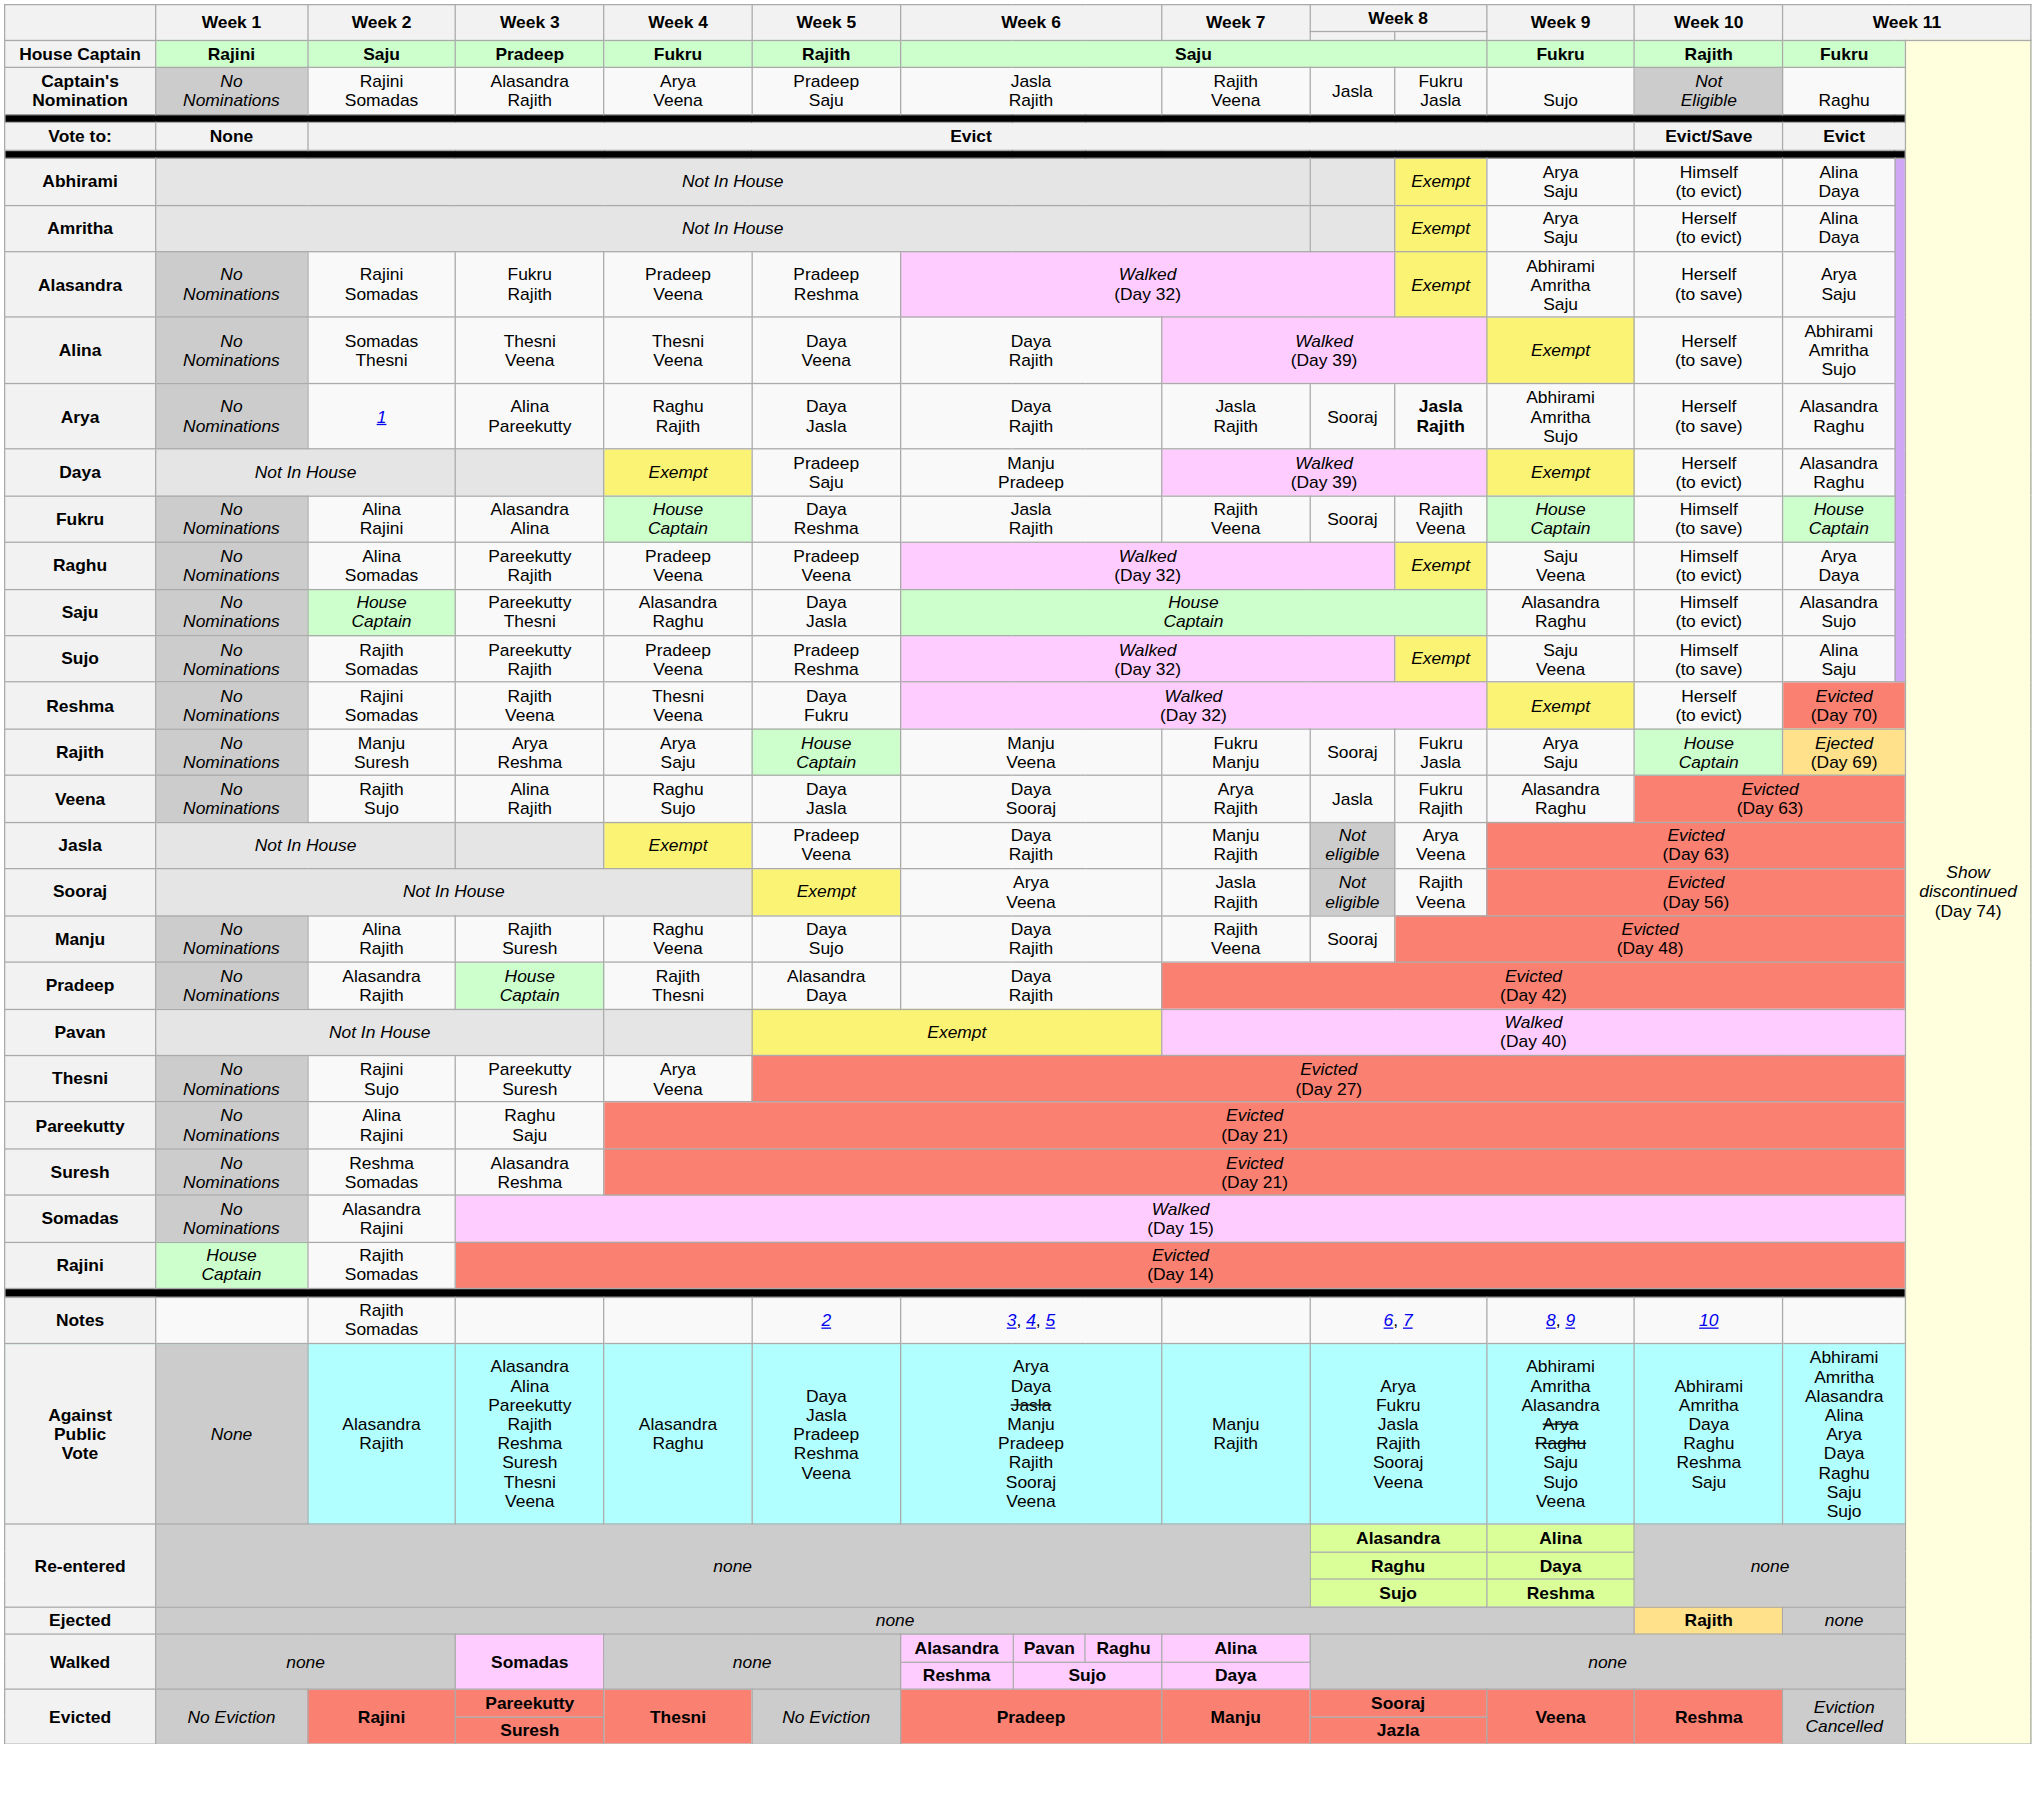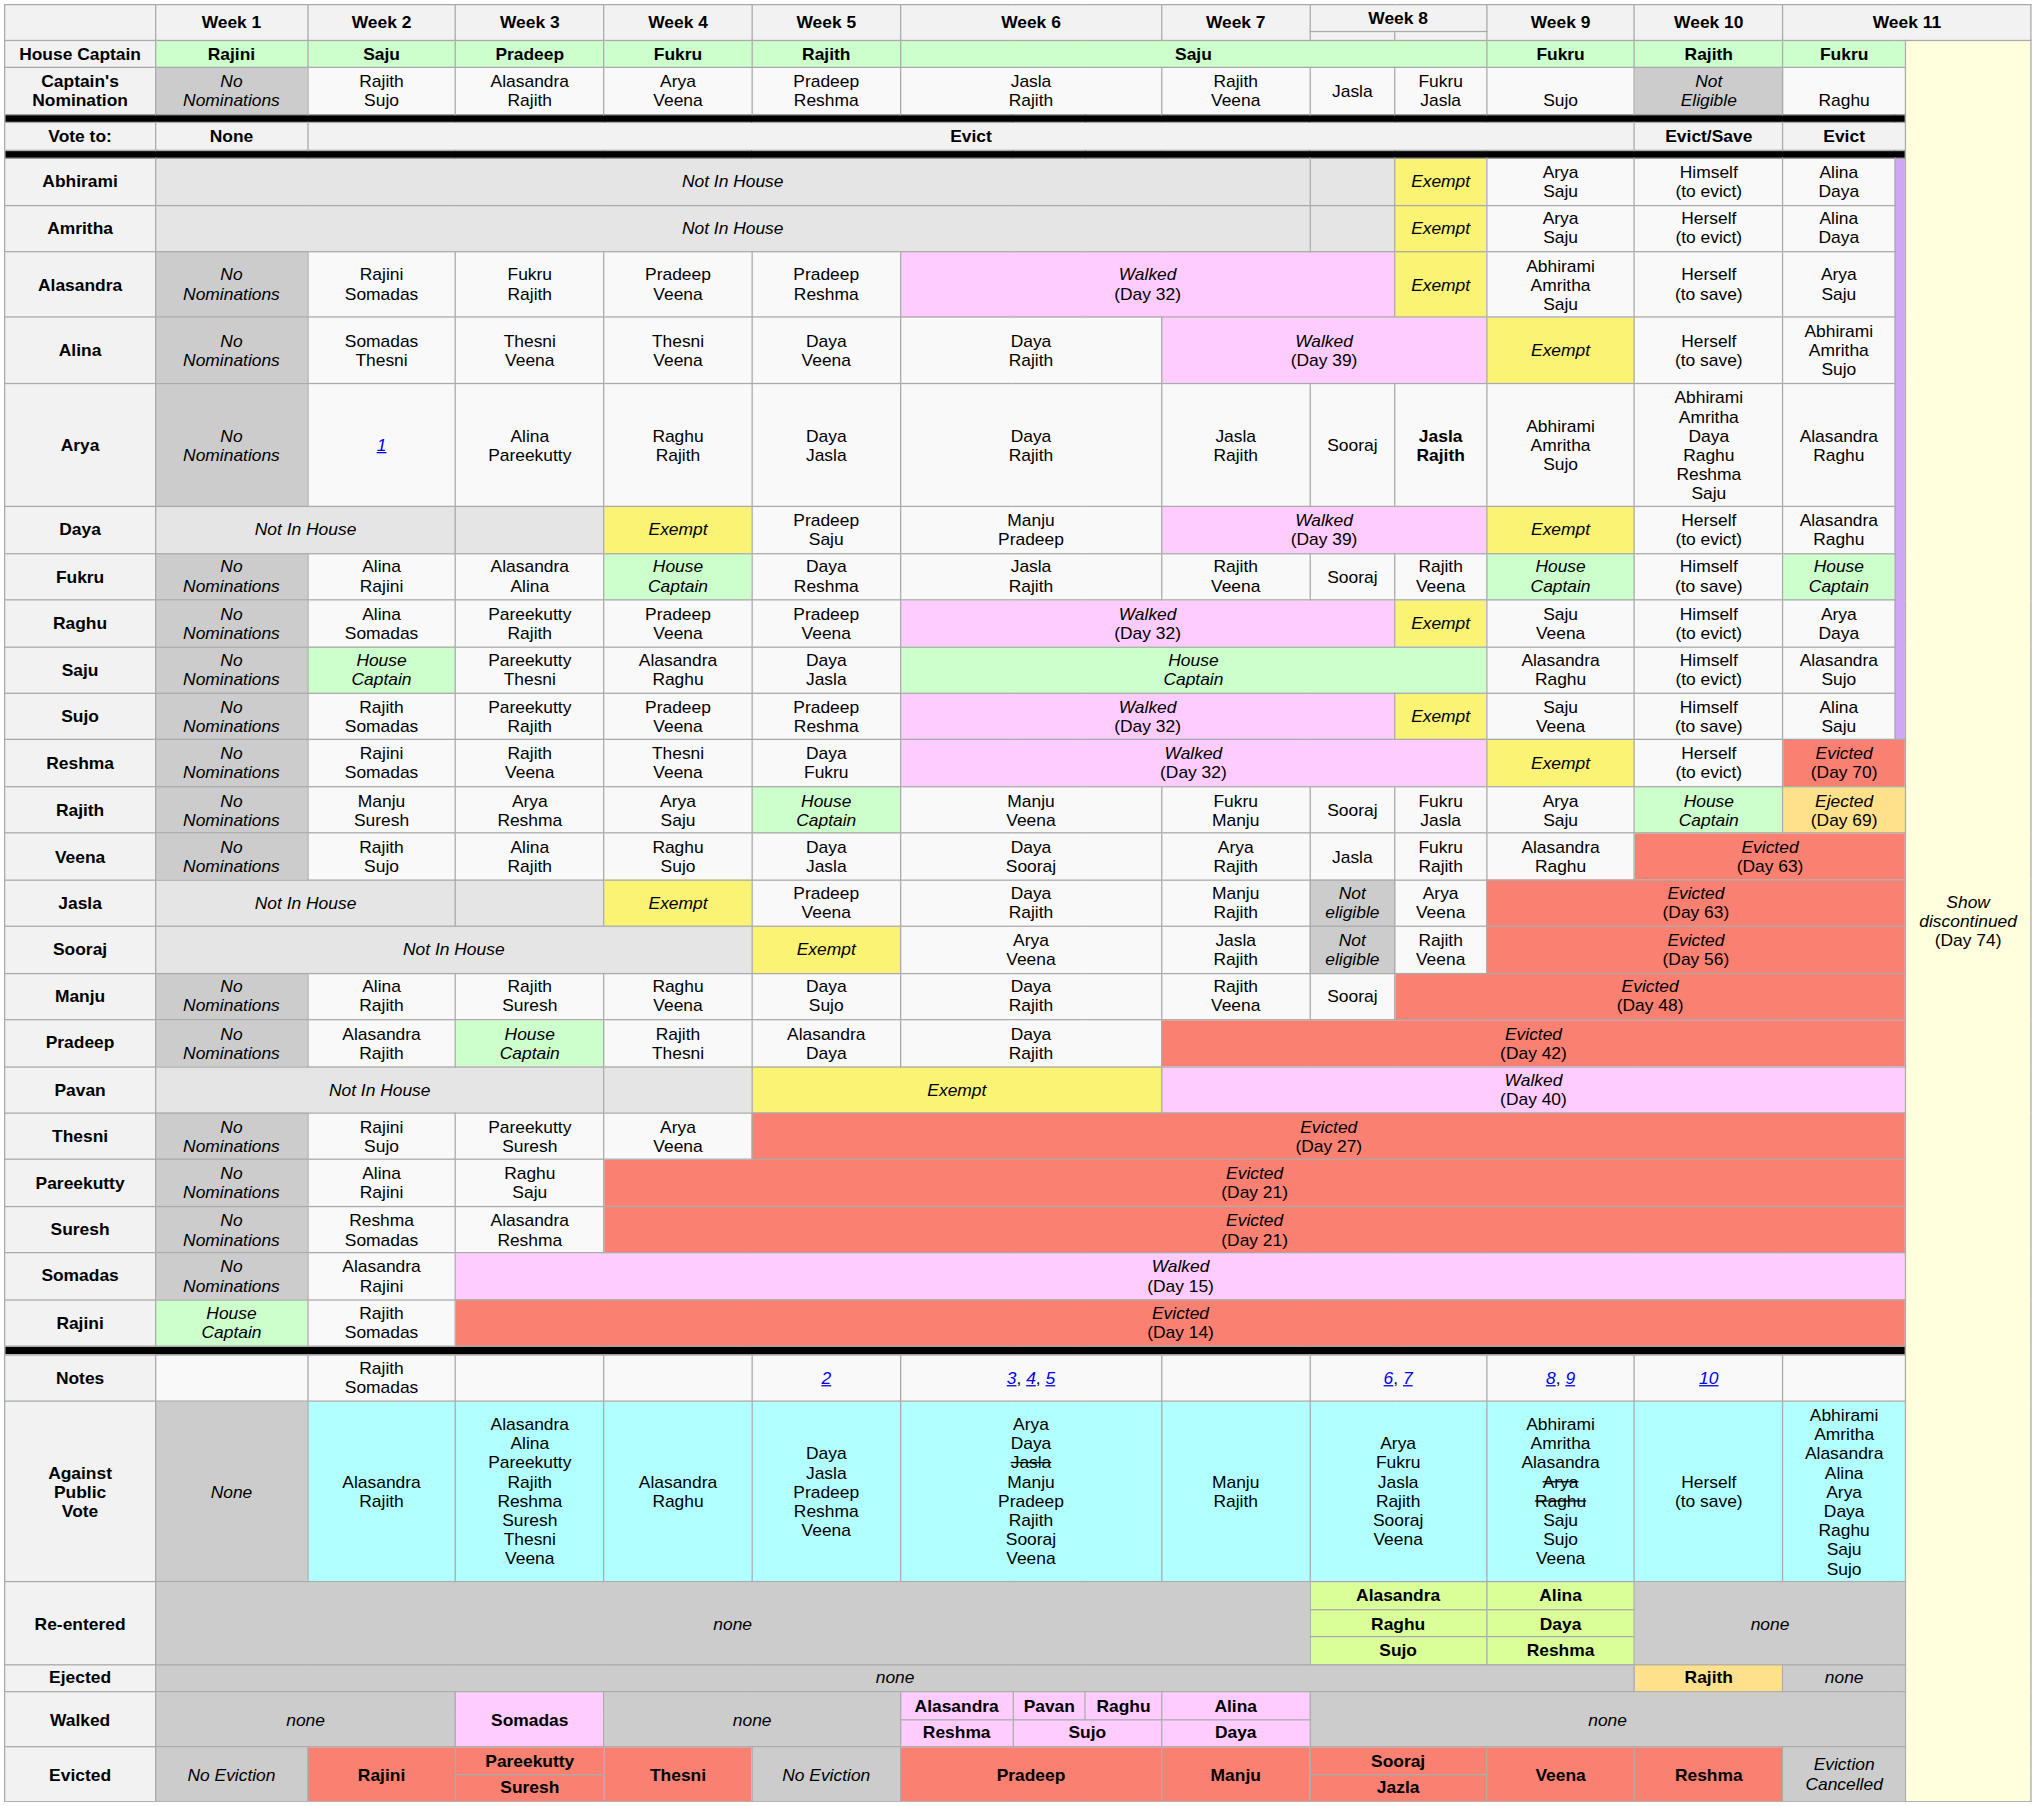(382, 91) Rajini Somadas -> (382, 91) Rajith Sujo
(826, 91) Pradeep Saju -> (826, 91) Pradeep Reshma
(1709, 416) Herself (to save) -> (1709, 445) Abhirami Amritha Daya Raghu Reshma Saju
(1709, 1434) Abhirami Amritha Daya Raghu Reshma Saju -> (1709, 1491) Herself (to save)
